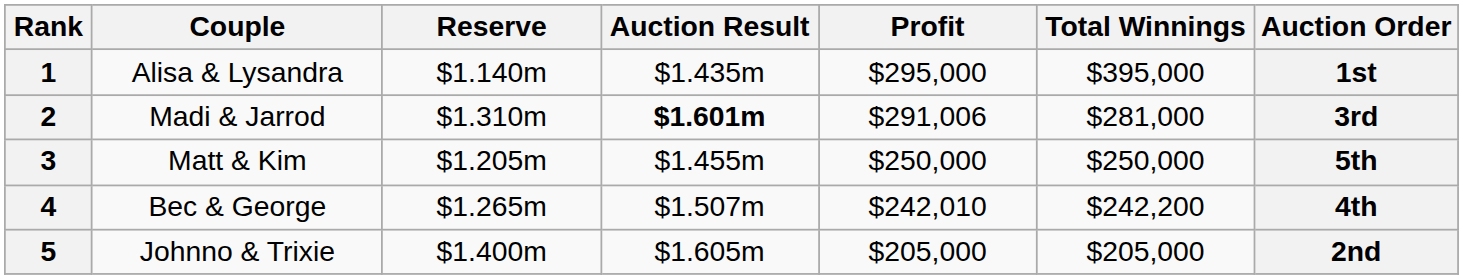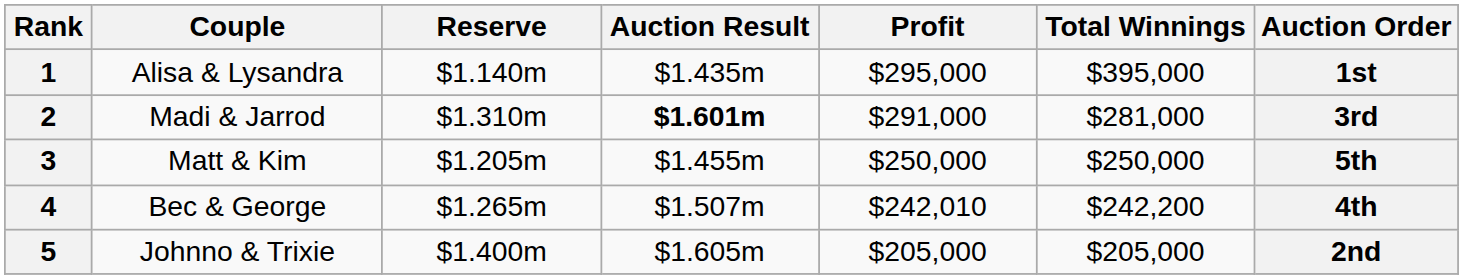(928, 116) $291,006 -> (928, 116) $291,000
